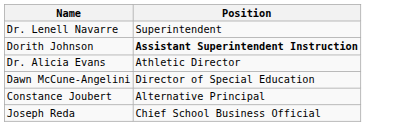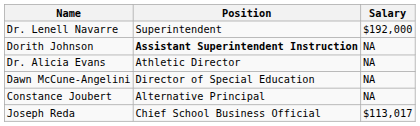+ column: (388, 13)
